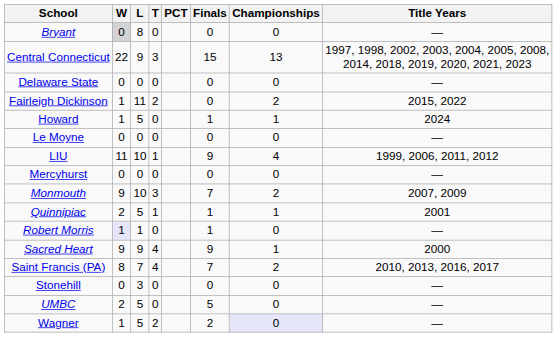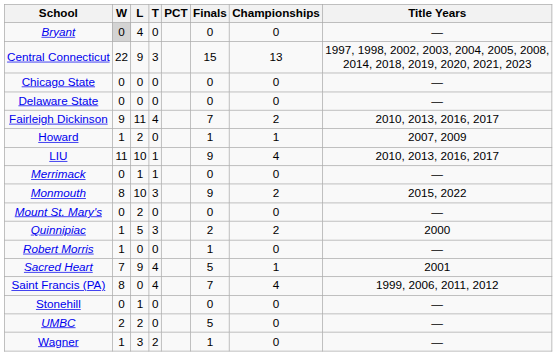(140, 32) 8 -> (140, 32) 4
+ row: (58, 82)
(122, 100) 1 -> (122, 119) 9
(155, 100) 2 -> (155, 119) 4
(210, 100) 0 -> (210, 119) 7
(437, 100) 2015, 2022 -> (437, 119) 2010, 2013, 2016, 2017
(140, 119) 5 -> (140, 138) 2
(437, 119) 2024 -> (437, 138) 2007, 2009
- row: (58, 138)
(437, 156) 1999, 2006, 2011, 2012 -> (437, 156) 2010, 2013, 2016, 2017
- row: (58, 175)
+ row: (58, 175)
(122, 193) 9 -> (122, 193) 8
(210, 193) 7 -> (210, 193) 9
(437, 193) 2007, 2009 -> (437, 193) 2015, 2022
+ row: (58, 212)
(122, 212) 2 -> (122, 230) 1
(155, 212) 1 -> (155, 230) 3
(210, 212) 1 -> (210, 230) 2
(276, 212) 1 -> (276, 230) 2
(437, 212) 2001 -> (437, 230) 2000
(122, 230) lavender background -> (122, 249) no background
(140, 230) 1 -> (140, 249) 0
(122, 249) 9 -> (122, 267) 7
(210, 249) 9 -> (210, 267) 5
(437, 249) 2000 -> (437, 267) 2001
(140, 267) 7 -> (140, 286) 0
(276, 267) 2 -> (276, 286) 4
(437, 267) 2010, 2013, 2016, 2017 -> (437, 286) 1999, 2006, 2011, 2012
(140, 286) 3 -> (140, 304) 1
(140, 304) 5 -> (140, 323) 2
(140, 323) 5 -> (140, 341) 3
(210, 323) 2 -> (210, 341) 1
(276, 323) lavender background -> (276, 341) no background
